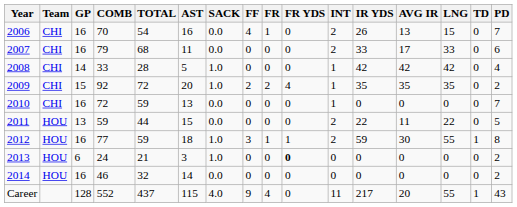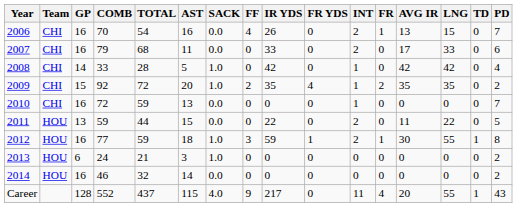columns swapped: (272, 13) <-> (375, 13)
(288, 157) bold -> (310, 157) normal
